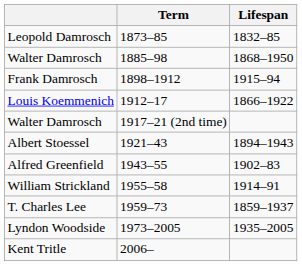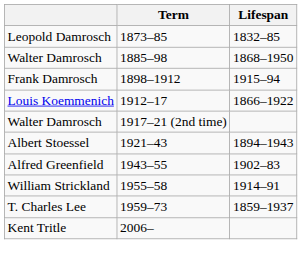- row: (56, 228)
